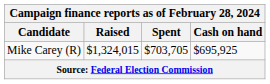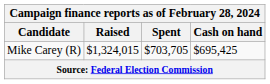(215, 50) $695,925 -> (215, 50) $695,425
